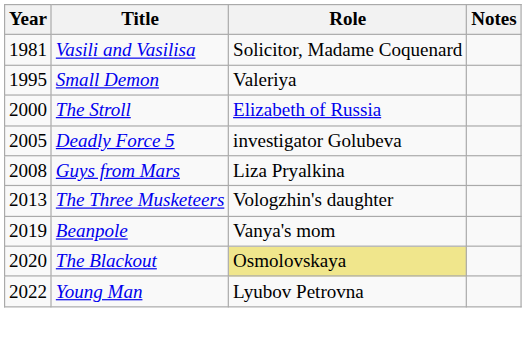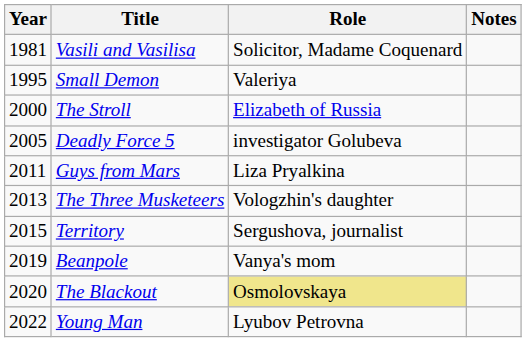(28, 170) 2008 -> (28, 170) 2011
+ row: (90, 230)
